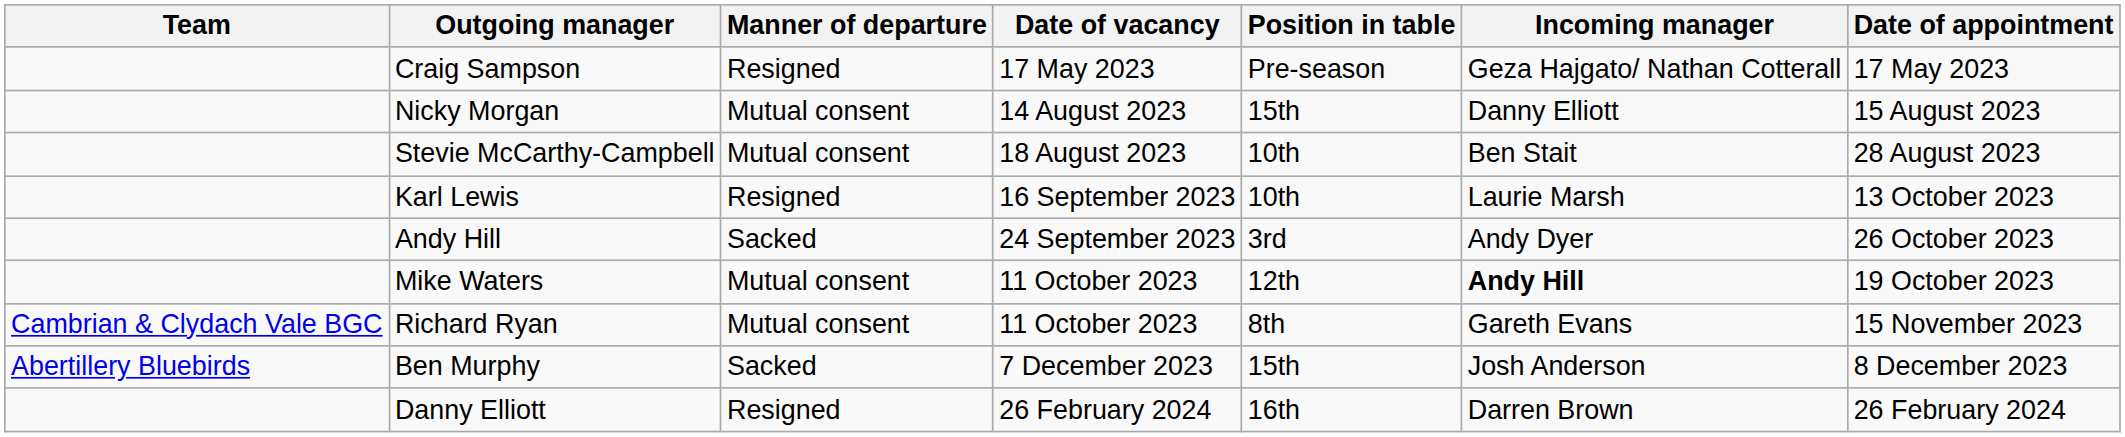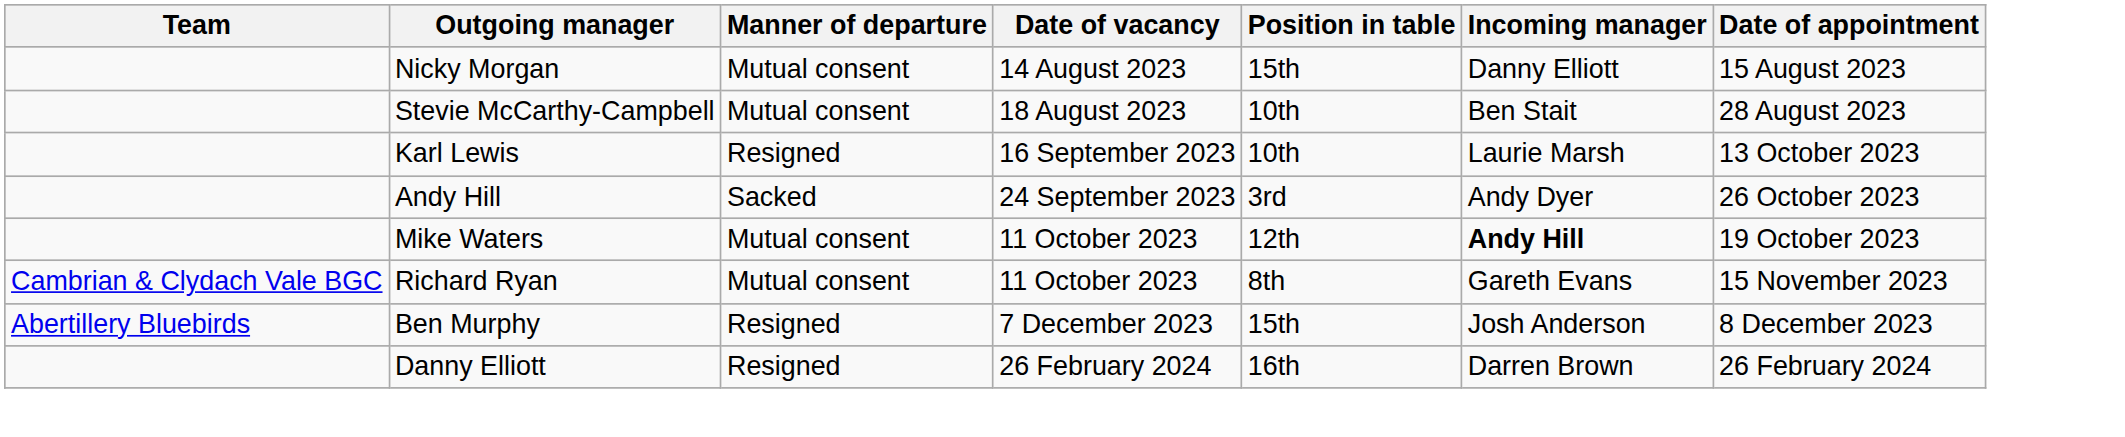- row: (488, 68)
(772, 366) Sacked -> (784, 324) Resigned
